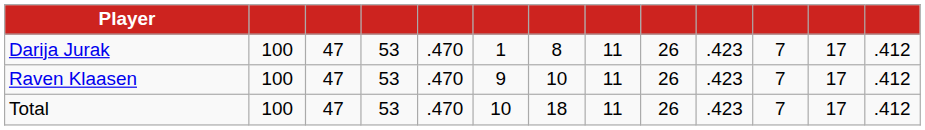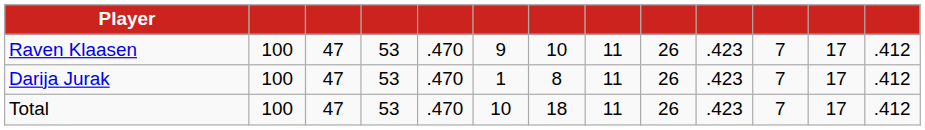rows swapped: (59, 49) <-> (73, 79)
